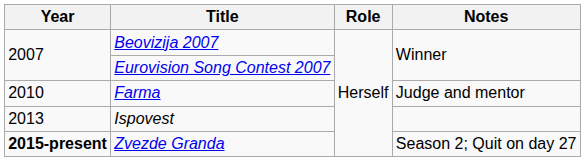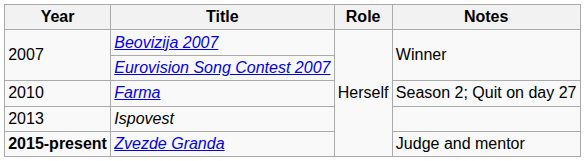(460, 93) Judge and mentor -> (486, 93) Season 2; Quit on day 27
(486, 144) Season 2; Quit on day 27 -> (460, 144) Judge and mentor
